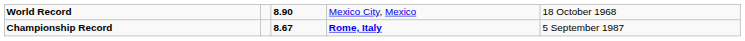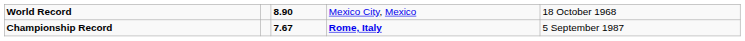(283, 28) 8.67 -> (283, 28) 7.67
